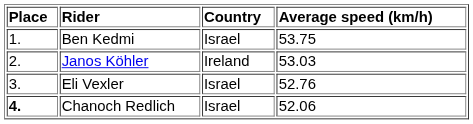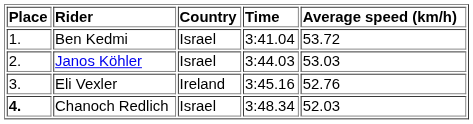+ column: (262, 17)
(297, 39) 53.75 -> (321, 39) 53.72
(227, 61) Ireland -> (198, 61) Israel
(222, 84) Israel -> (202, 84) Ireland
(297, 106) 52.06 -> (321, 106) 52.03
